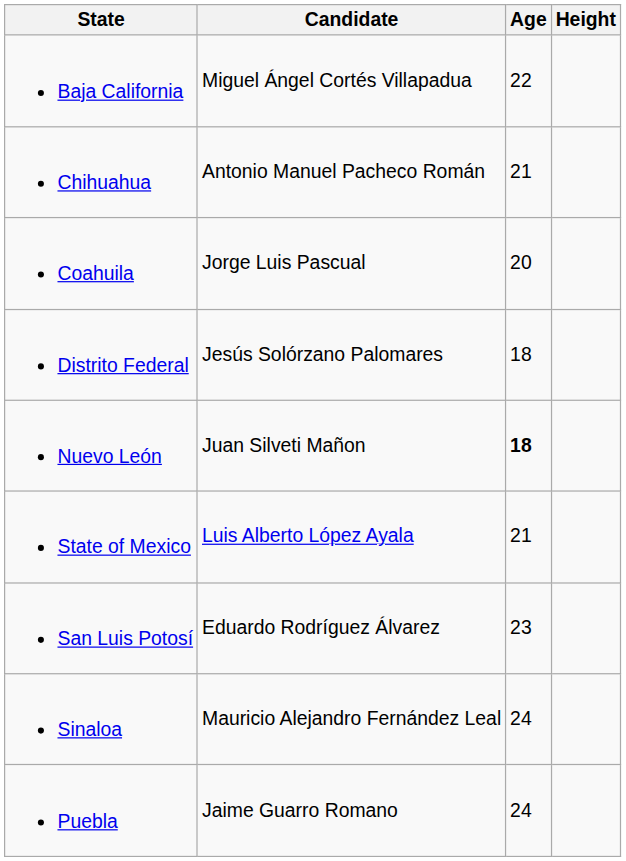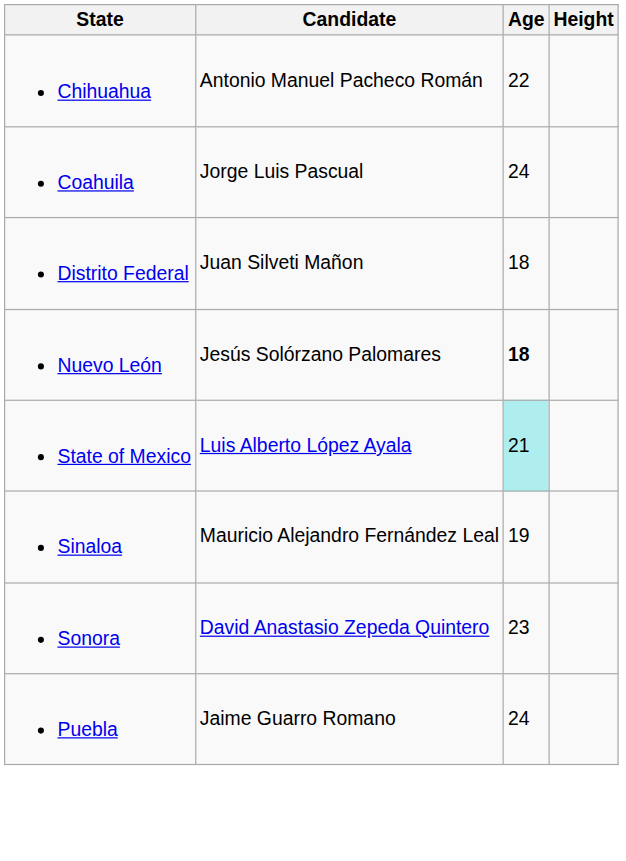- row: (101, 92)
(521, 172) 21 -> (519, 80) 22
(521, 263) 20 -> (519, 172) 24
(323, 354) Jesús Solórzano Palomares -> (282, 263) Juan Silveti Mañon
(284, 445) Juan Silveti Mañon -> (320, 354) Jesús Solórzano Palomares
(521, 536) no background -> (519, 445) paleturquoise background
- row: (101, 639)
(521, 719) 24 -> (519, 536) 19
+ row: (100, 639)
